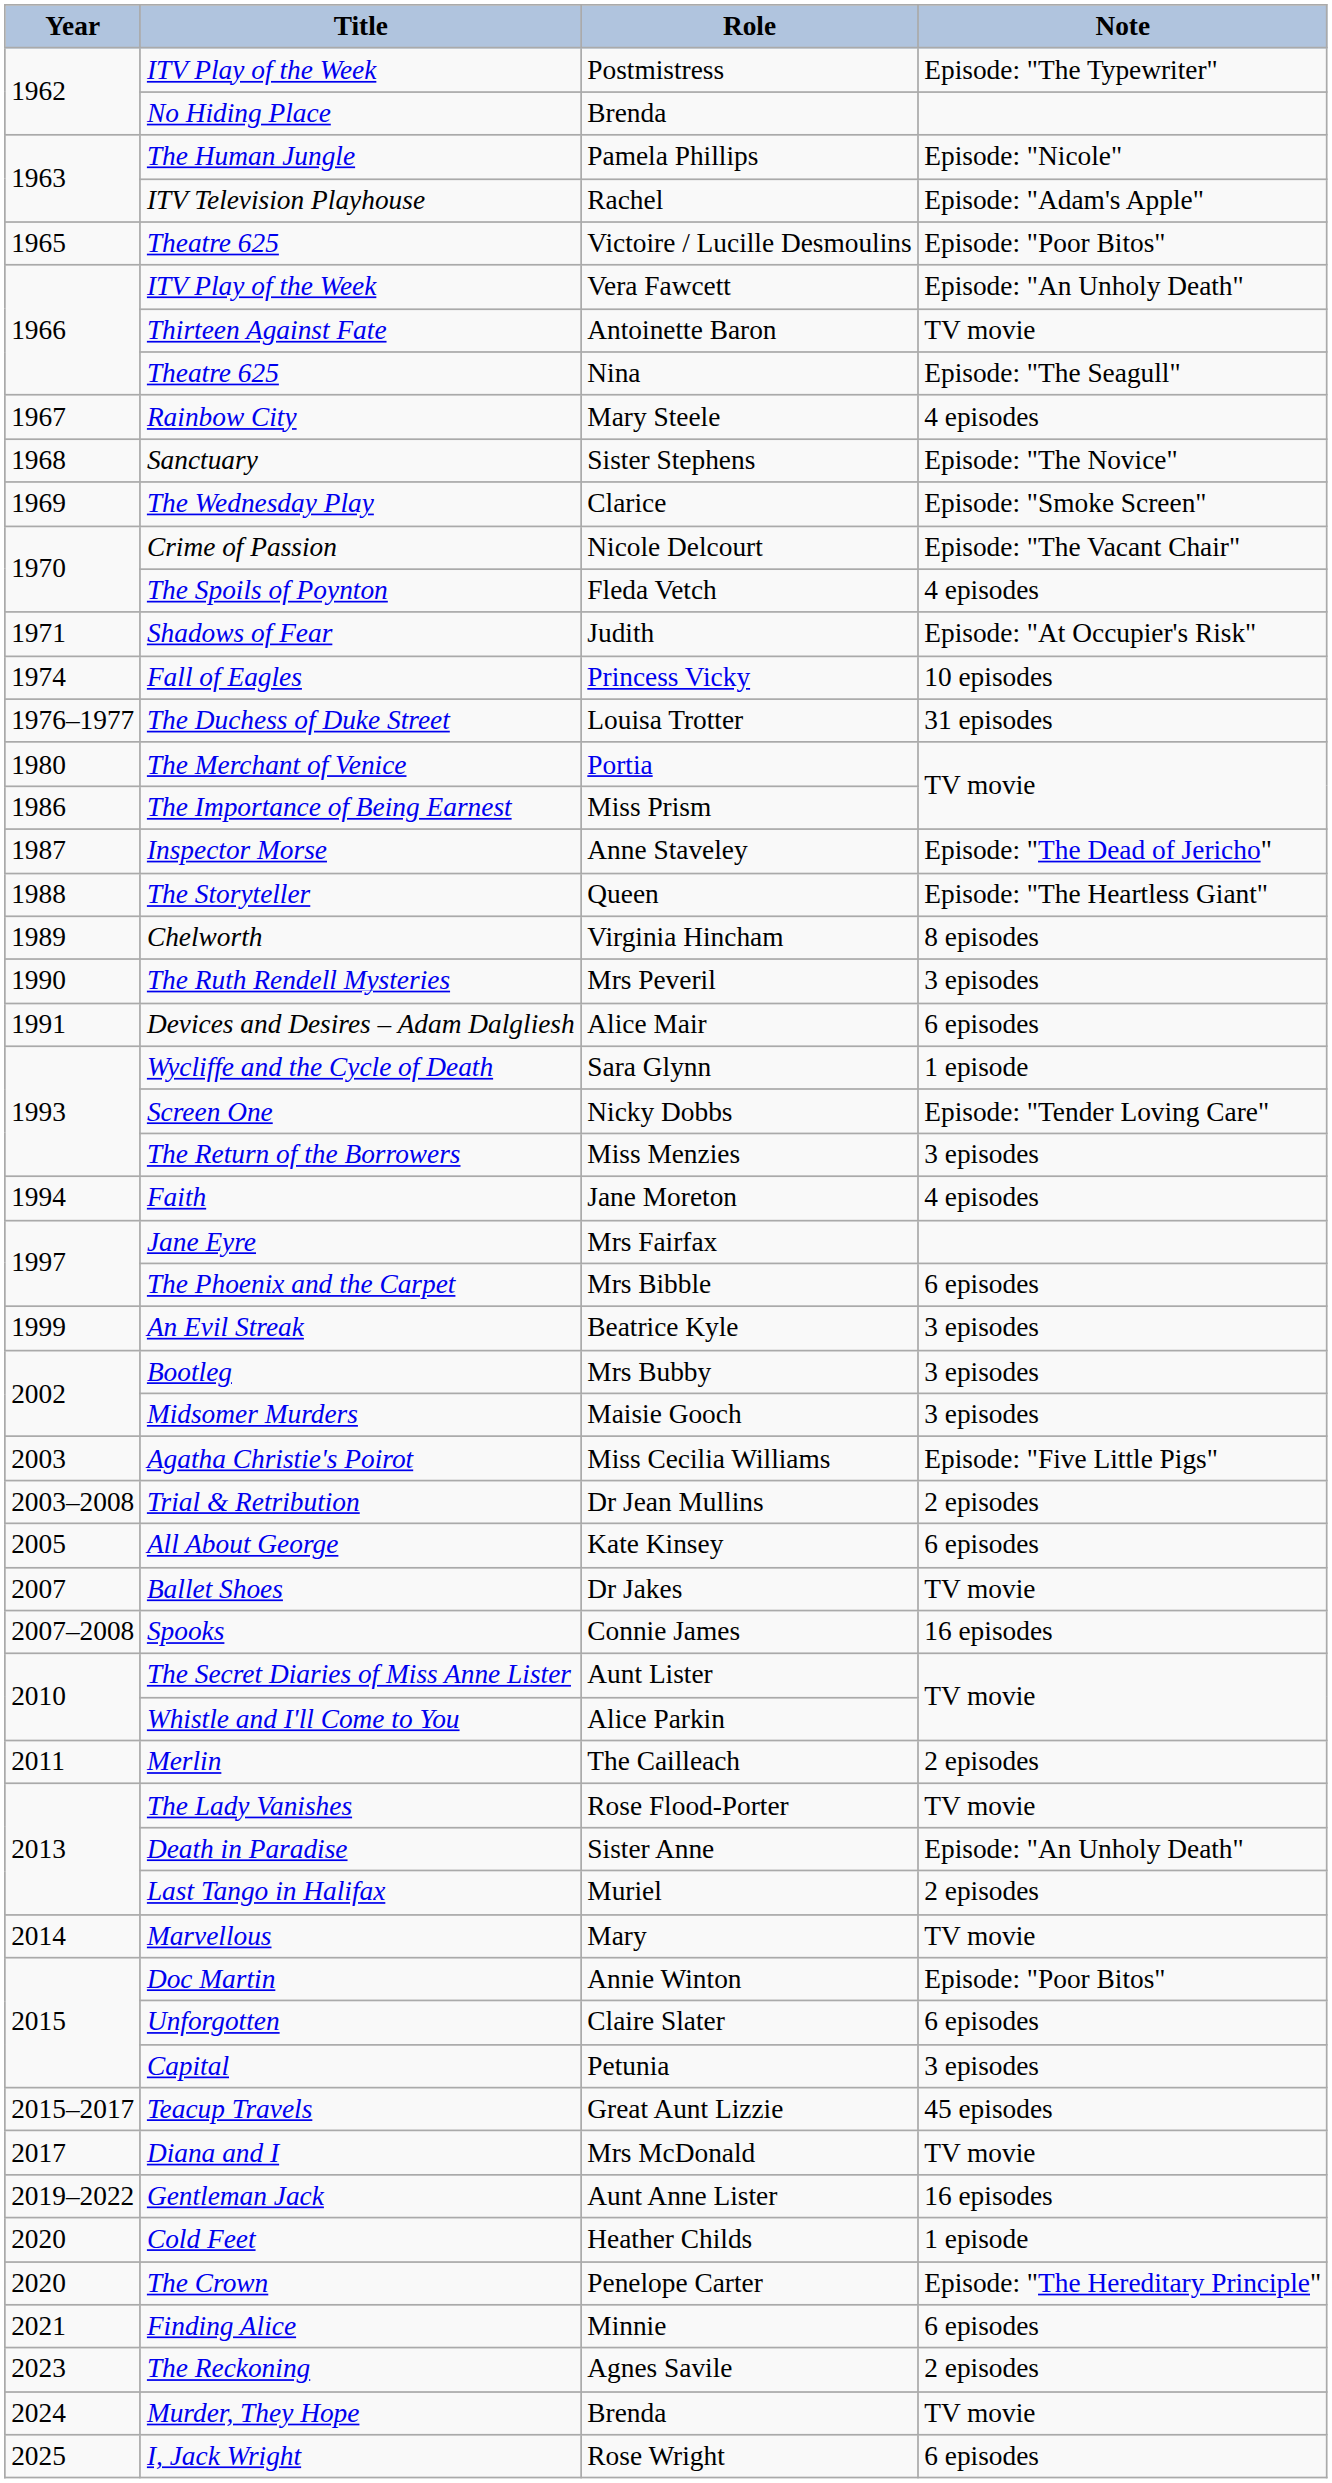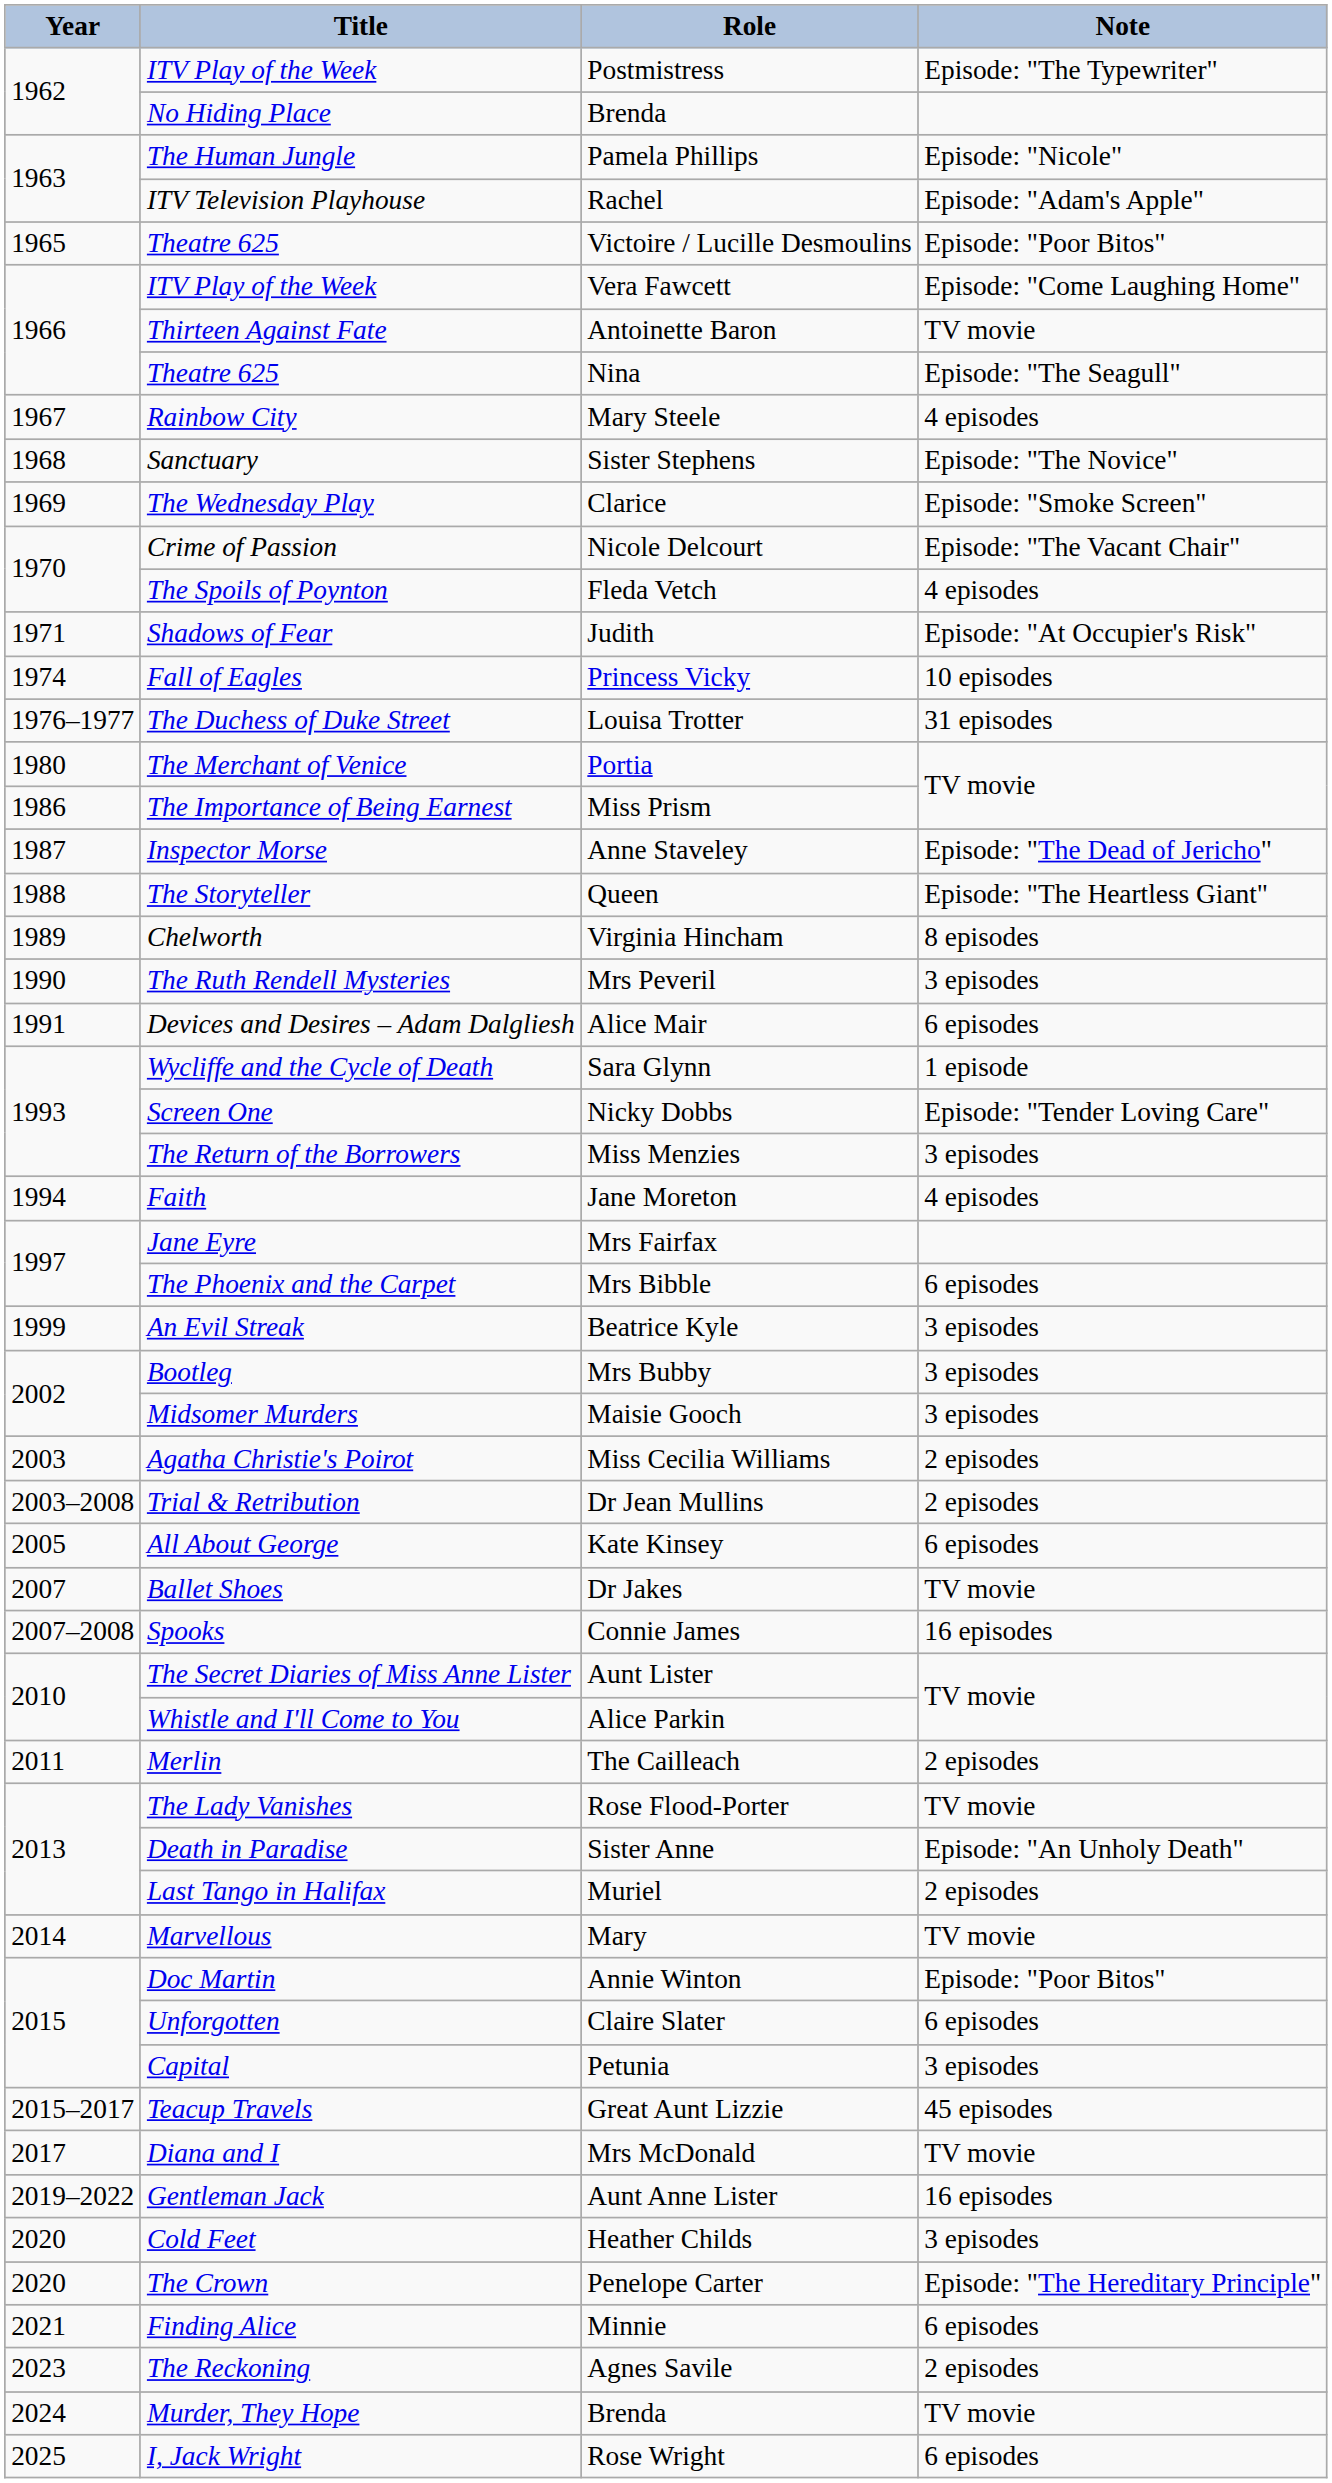(1084, 286) Episode: "An Unholy Death" -> (1112, 286) Episode: "Come Laughing Home"
(1071, 1458) Episode: "Five Little Pigs" -> (982, 1458) 2 episodes
(976, 2239) 1 episode -> (982, 2239) 3 episodes
